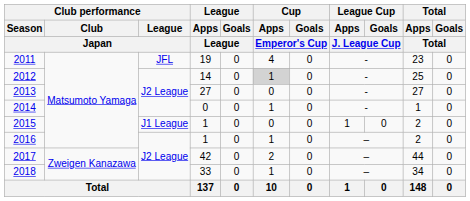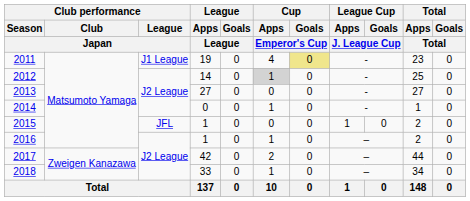(165, 60) JFL -> (165, 60) J1 League
(309, 60) no background -> (309, 60) khaki background
(165, 124) J1 League -> (165, 124) JFL
